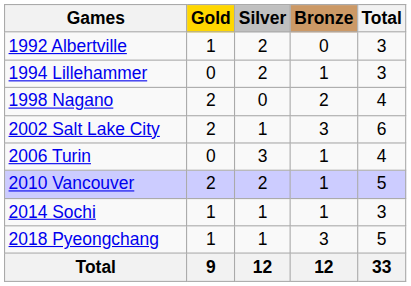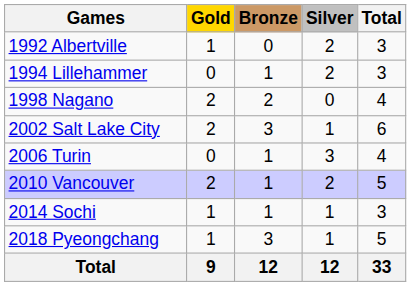columns swapped: (263, 18) <-> (324, 18)
